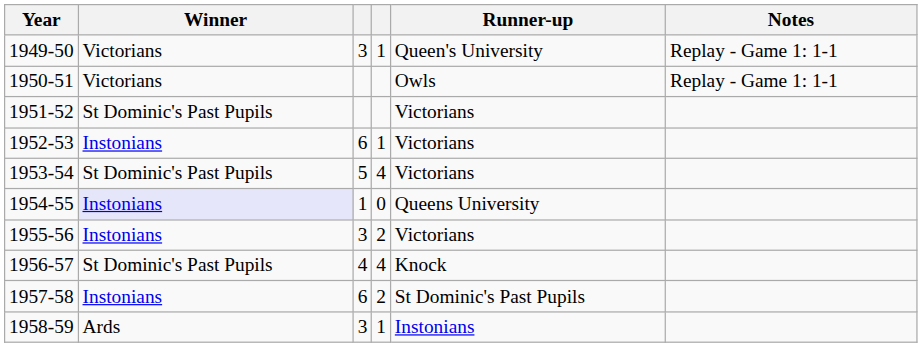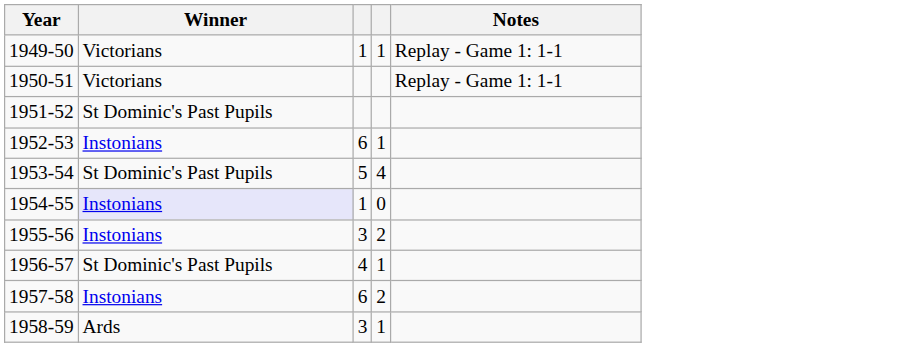- column: (528, 19)
(362, 50) 3 -> (362, 50) 1
(381, 265) 4 -> (381, 265) 1
